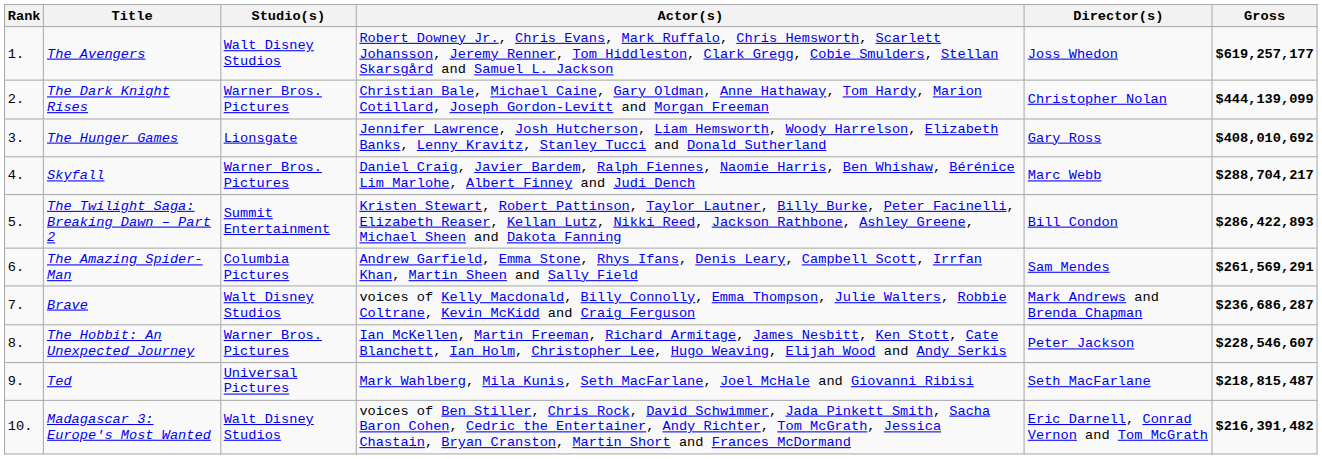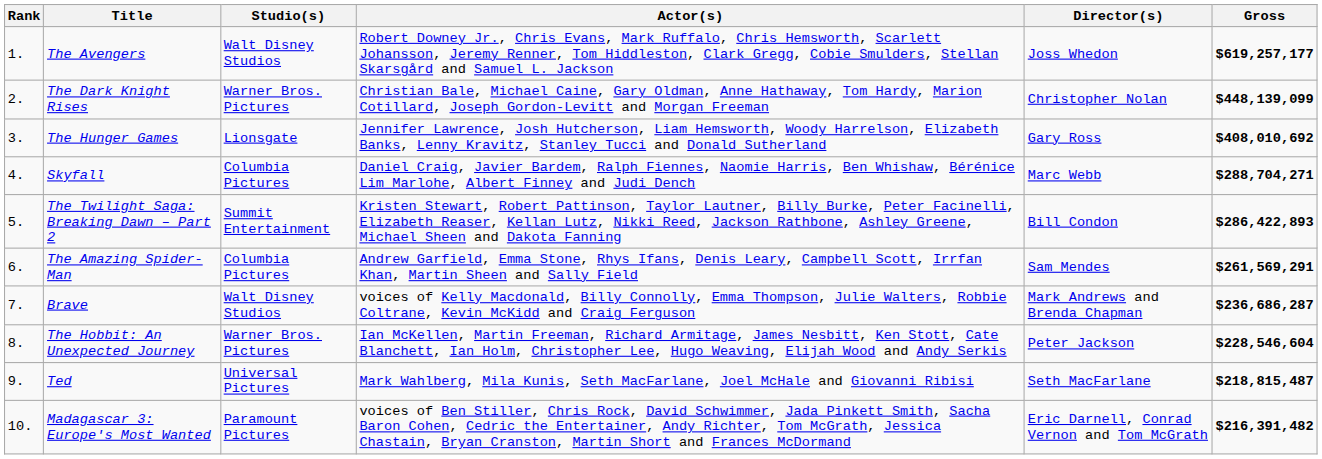(1265, 100) $444,139,099 -> (1265, 100) $448,139,099
(273, 176) Warner Bros. Pictures -> (256, 176) Columbia Pictures
(1265, 176) $288,704,217 -> (1265, 176) $288,704,271
(1265, 343) $228,546,607 -> (1265, 343) $228,546,604
(269, 427) Walt Disney Studios -> (261, 427) Paramount Pictures
